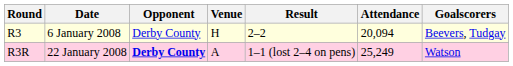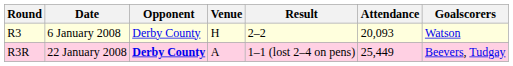(377, 33) 20,094 -> (377, 33) 20,093
(465, 33) Beevers, Tudgay -> (443, 33) Watson
(377, 52) 25,249 -> (377, 52) 25,449
(443, 52) Watson -> (465, 52) Beevers, Tudgay
